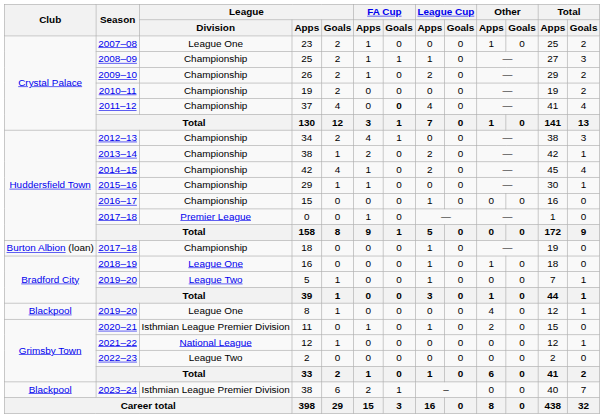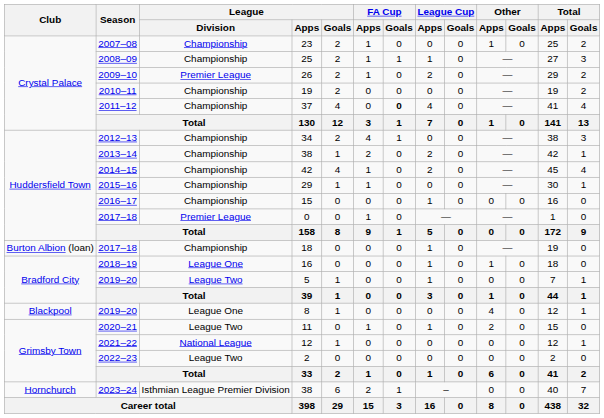(216, 43) League One -> (216, 43) Championship
(216, 75) Championship -> (216, 75) Premier League
(216, 327) Isthmian League Premier Division -> (216, 327) League Two
(50, 389) Blackpool -> (50, 389) Hornchurch
